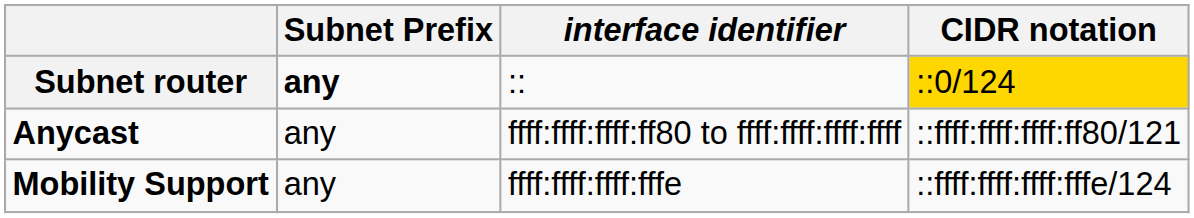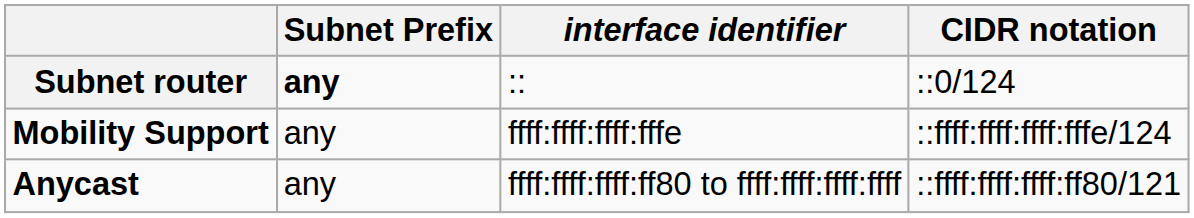(966, 81) gold background -> (966, 81) no background
rows swapped: (76, 133) <-> (141, 184)
